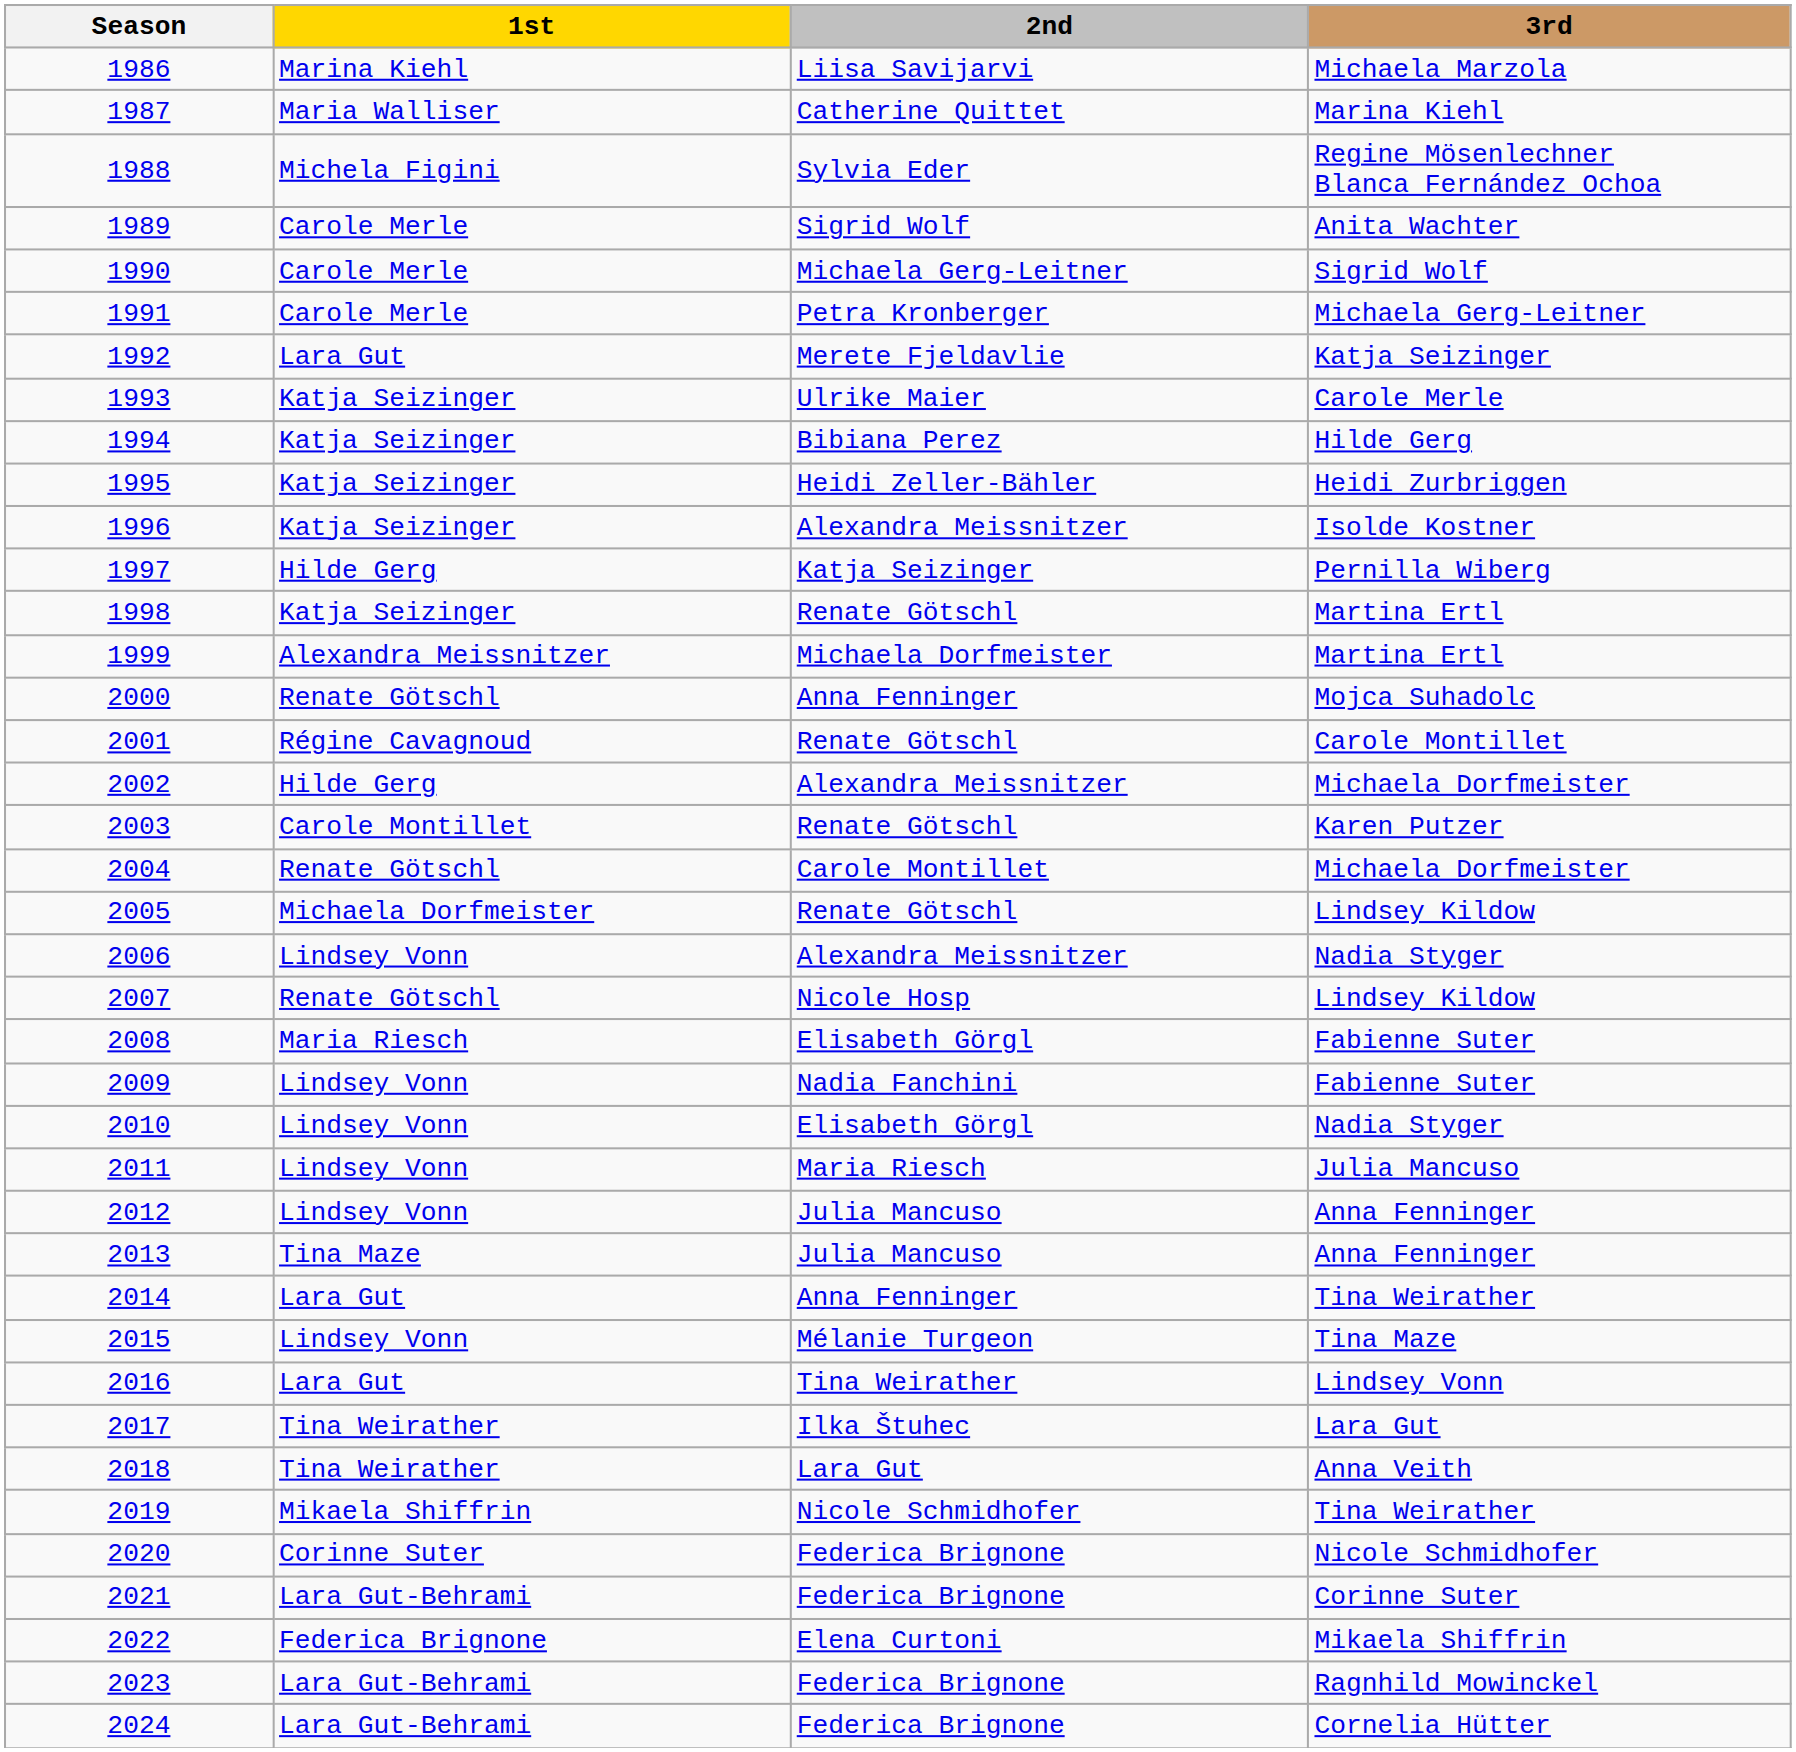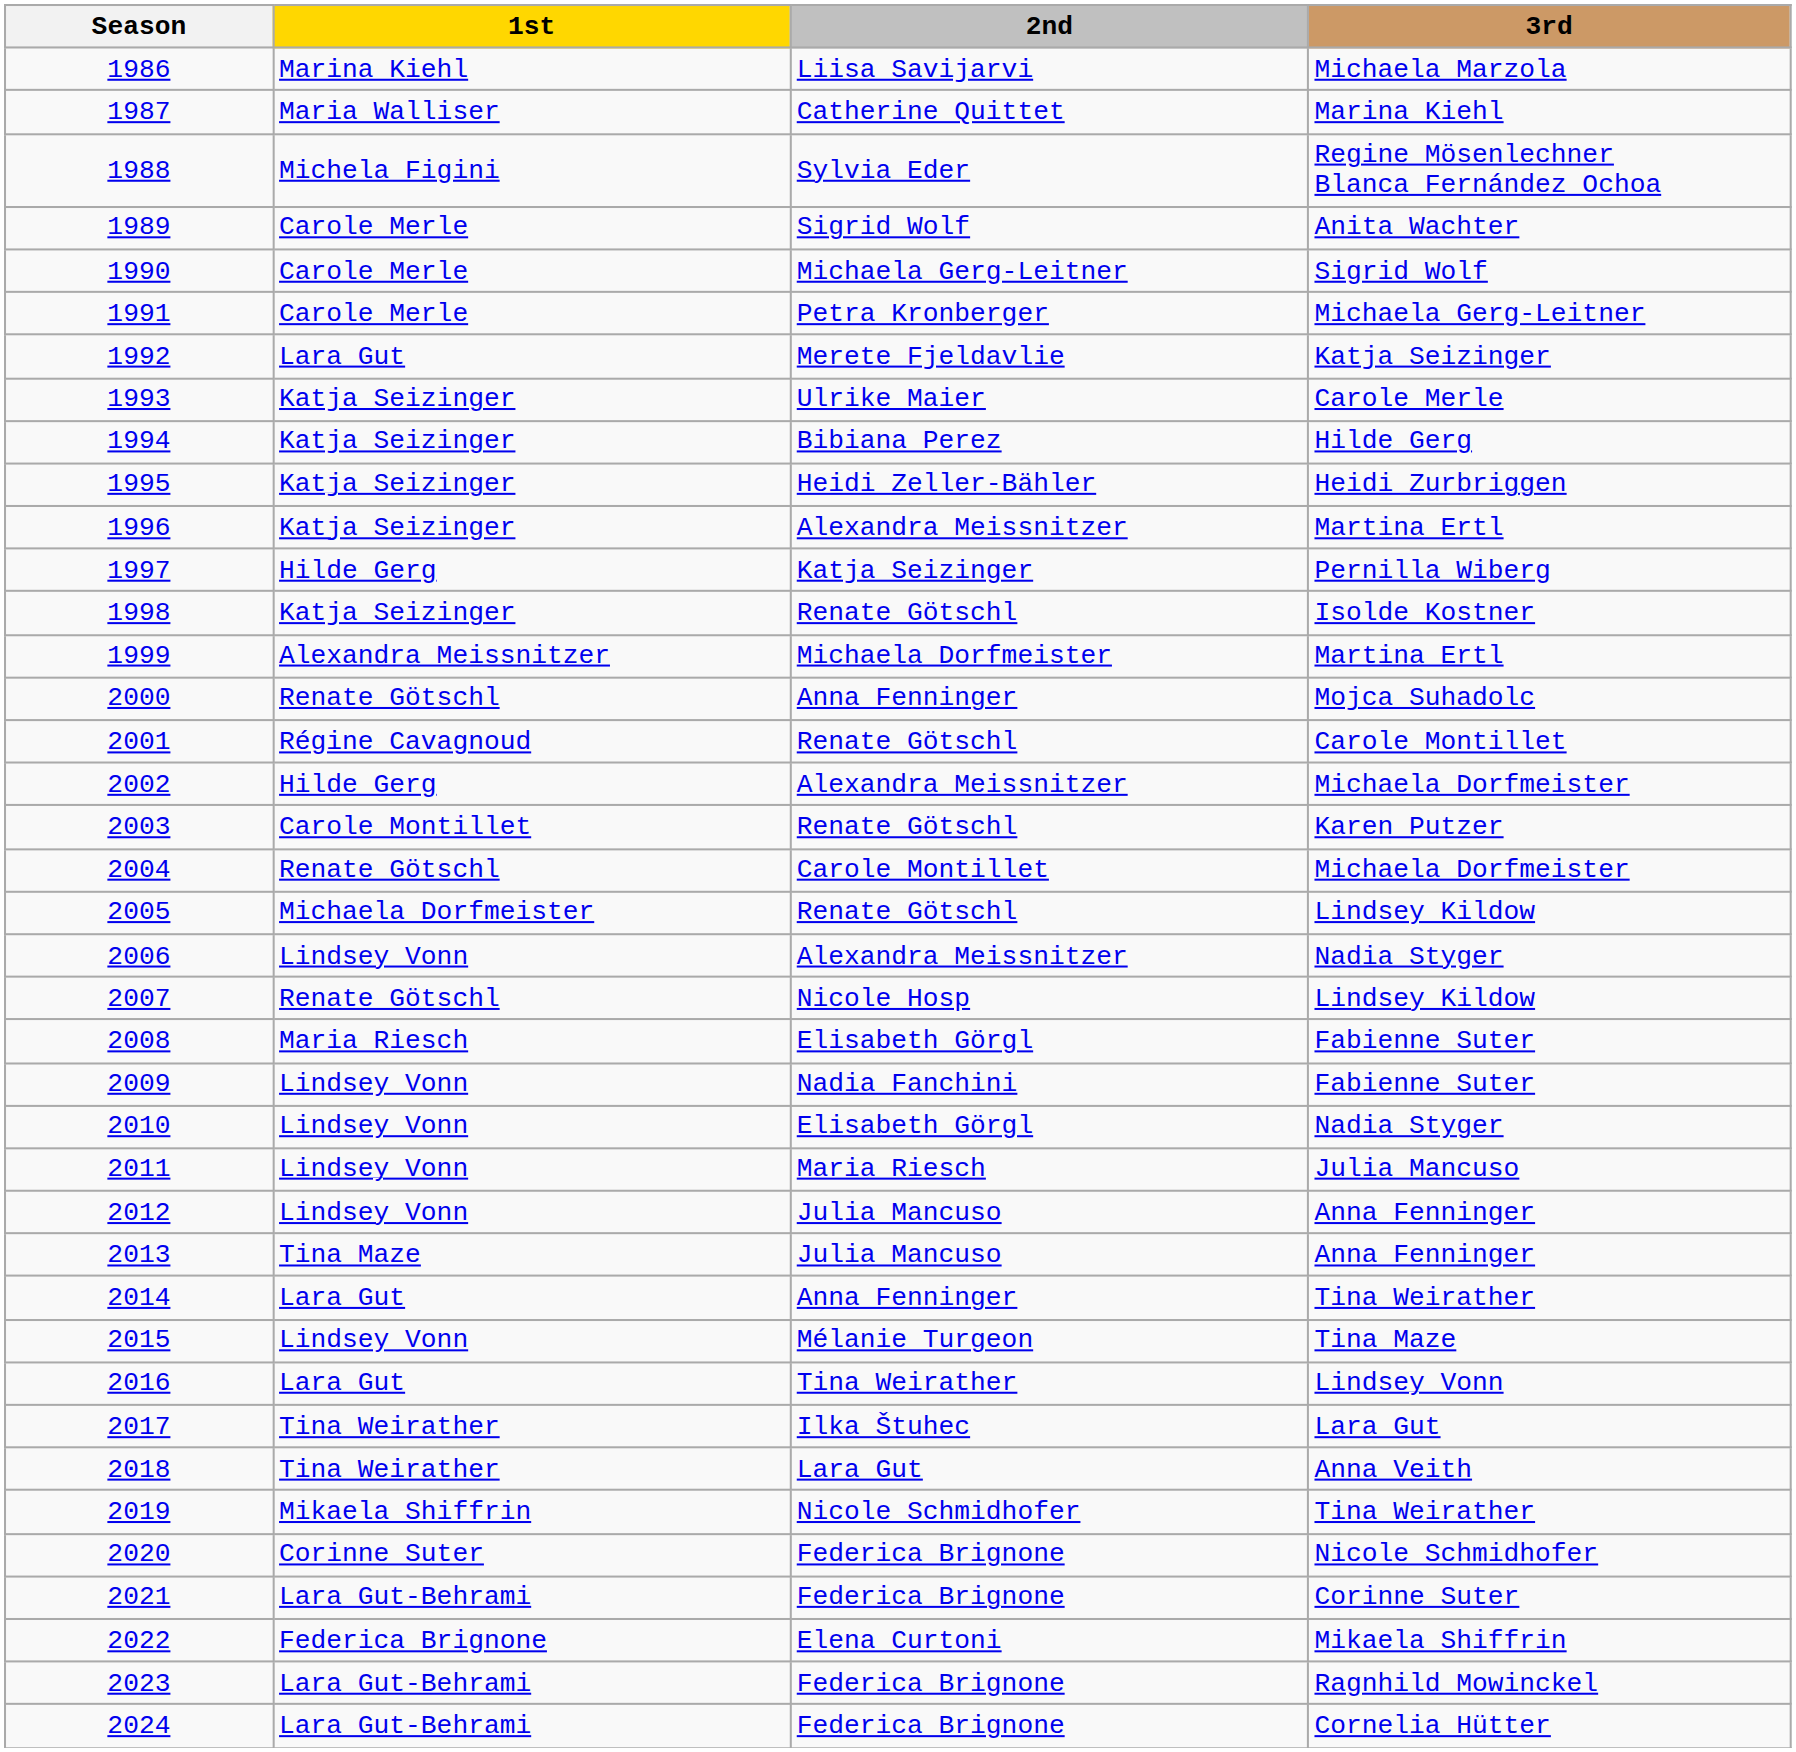(1425, 527) Isolde Kostner -> (1409, 527) Martina Ertl
(1409, 613) Martina Ertl -> (1425, 613) Isolde Kostner
